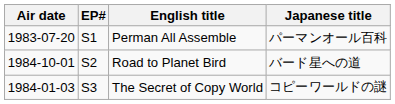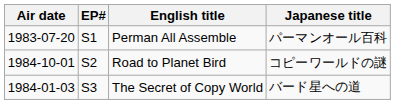(315, 62) バード星への道 -> (328, 62) コピーワールドの謎
(328, 86) コピーワールドの謎 -> (315, 86) バード星への道
